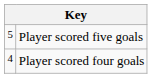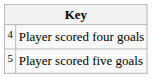rows swapped: (82, 61) <-> (81, 37)
